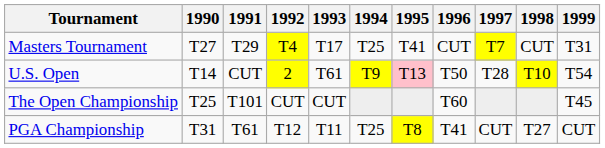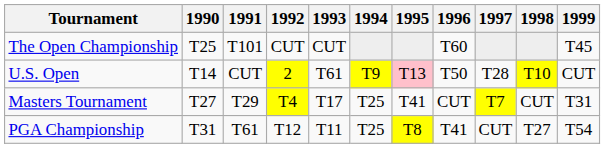rows swapped: (78, 46) <-> (93, 102)
(579, 74) T54 -> (579, 74) CUT
(579, 129) CUT -> (579, 129) T54
